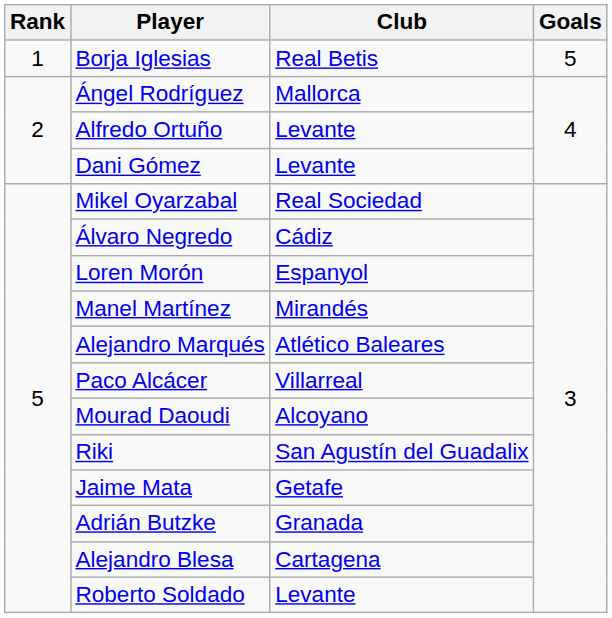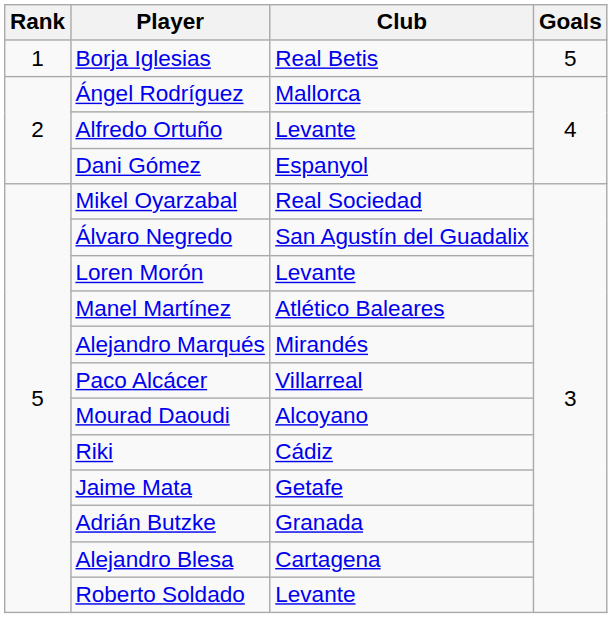(315, 165) Levante -> (322, 165) Espanyol
(304, 237) Cádiz -> (402, 237) San Agustín del Guadalix
(322, 272) Espanyol -> (315, 272) Levante
(322, 308) Mirandés -> (360, 308) Atlético Baleares
(360, 344) Atlético Baleares -> (322, 344) Mirandés
(402, 451) San Agustín del Guadalix -> (304, 451) Cádiz
